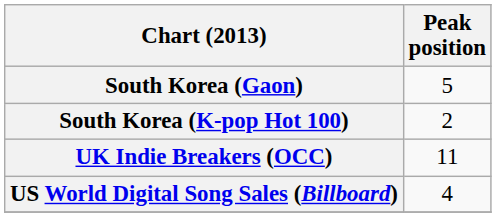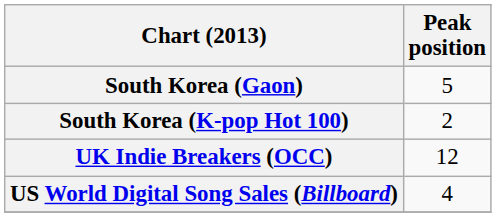(447, 157) 11 -> (447, 157) 12
